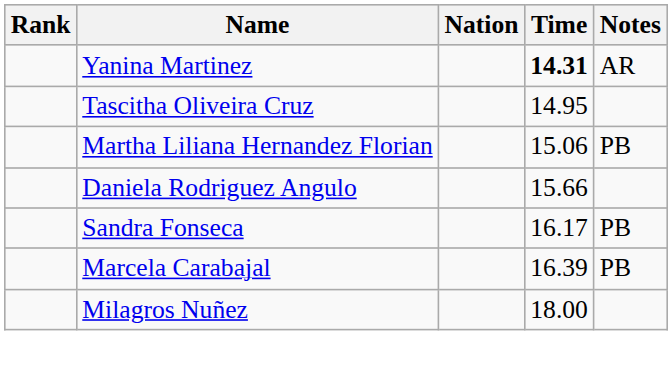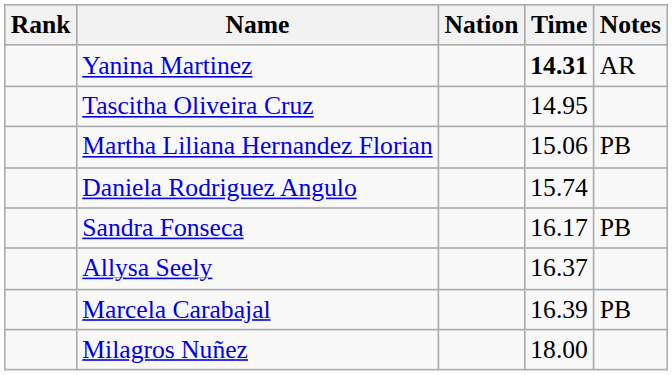(559, 187) 15.66 -> (559, 187) 15.74
+ row: (147, 268)
